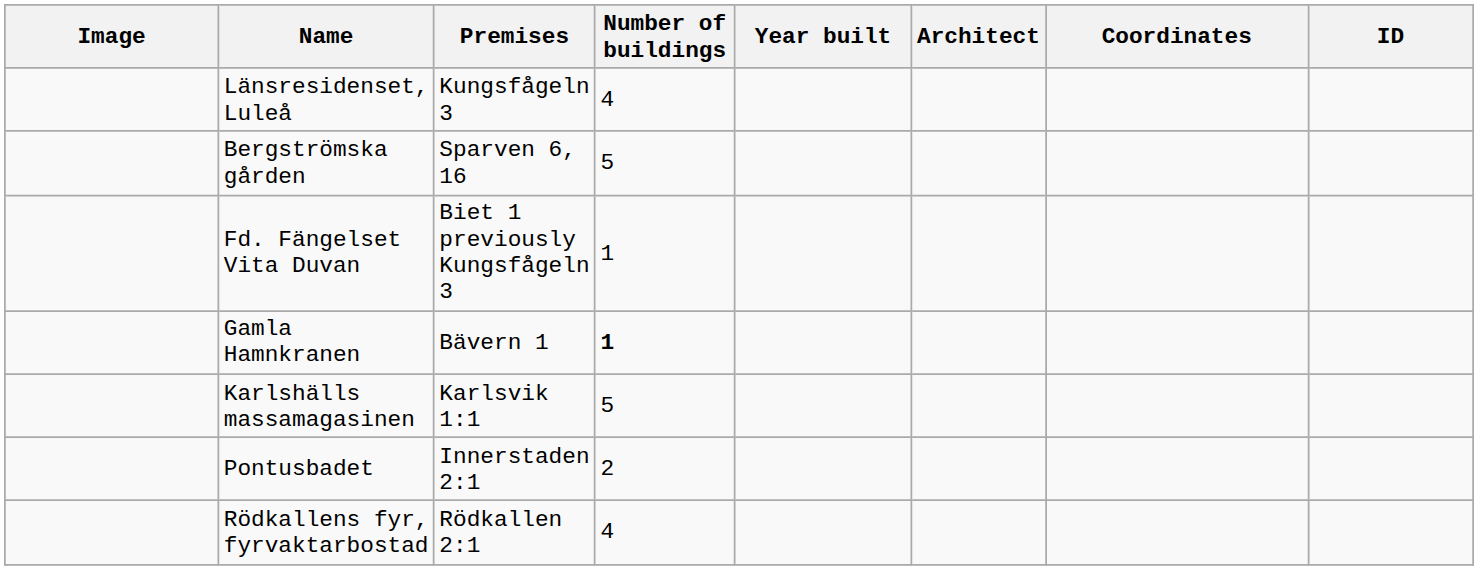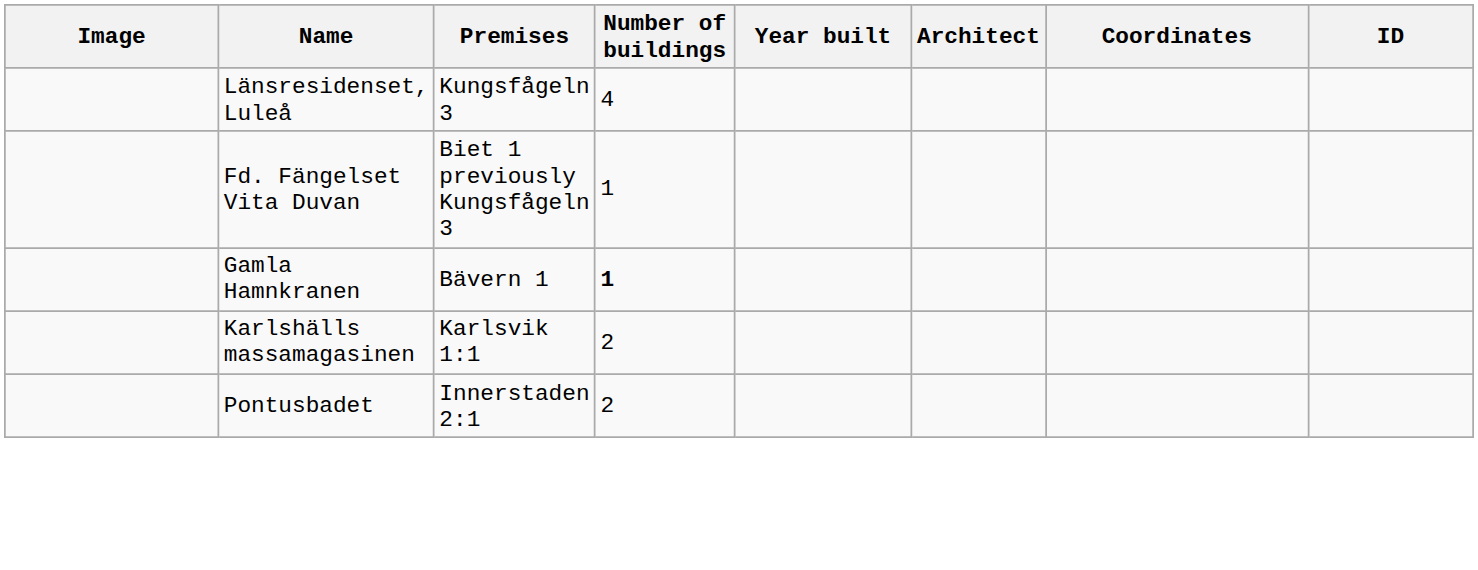- row: (306, 163)
(607, 406) 5 -> (607, 342) 2
- row: (326, 532)
